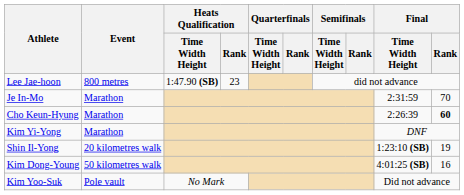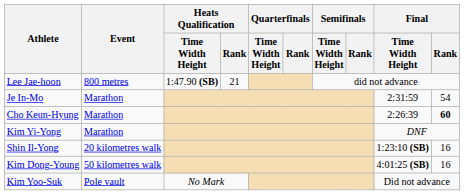(235, 82) 23 -> (235, 82) 21
(445, 98) 70 -> (445, 98) 54
(445, 148) 19 -> (445, 148) 16
